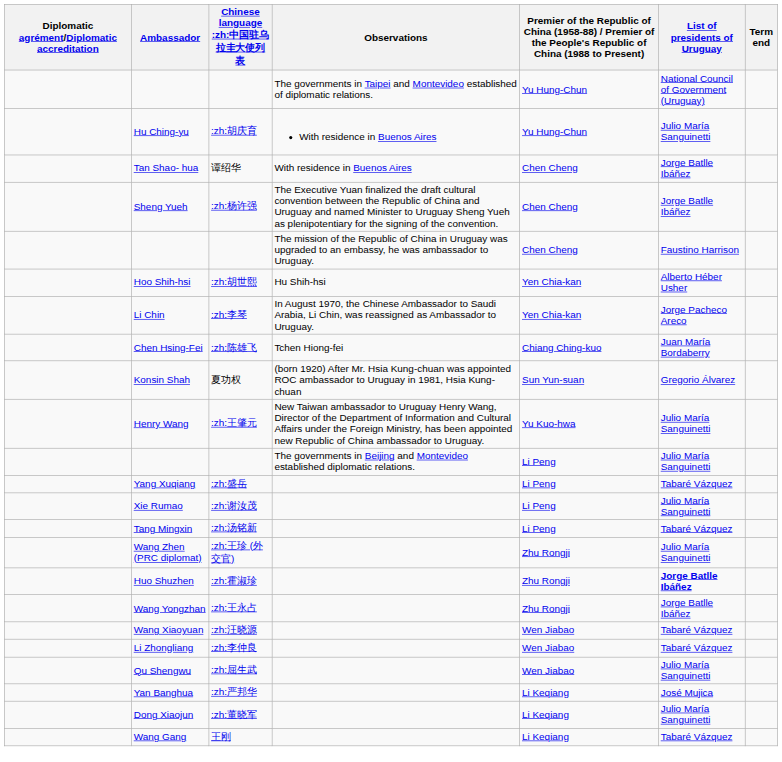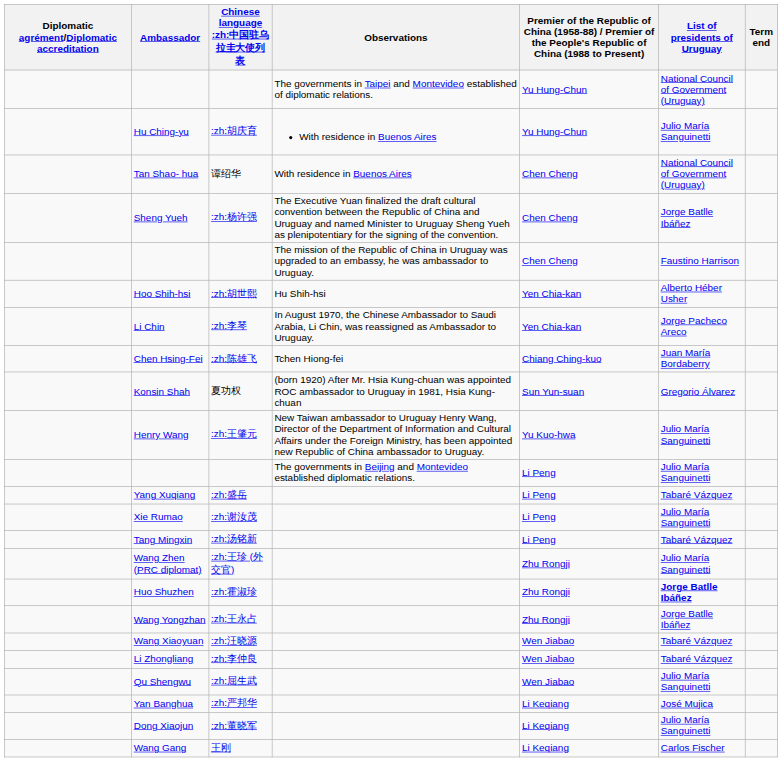(687, 168) Jorge Batlle Ibáñez -> (697, 174) National Council of Government (Uruguay)
(697, 737) Tabaré Vázquez -> (693, 748) Carlos Fischer
